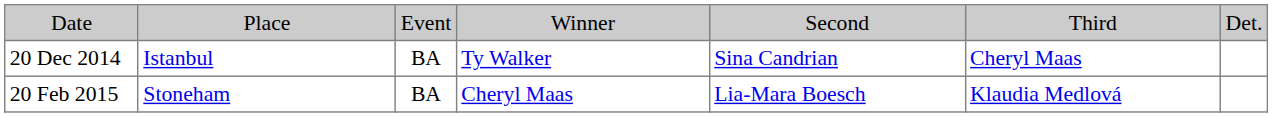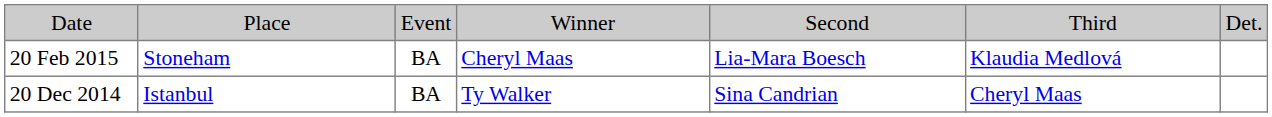rows swapped: (65, 58) <-> (64, 93)
